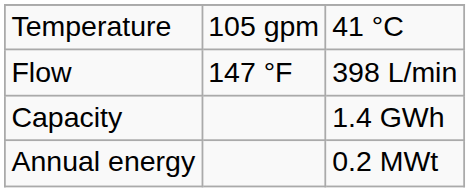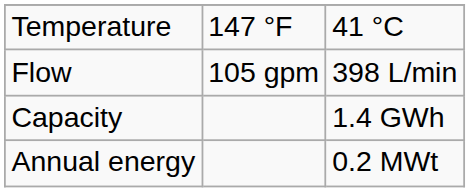(264, 27) 105 gpm -> (250, 27) 147 °F
(250, 72) 147 °F -> (264, 72) 105 gpm
